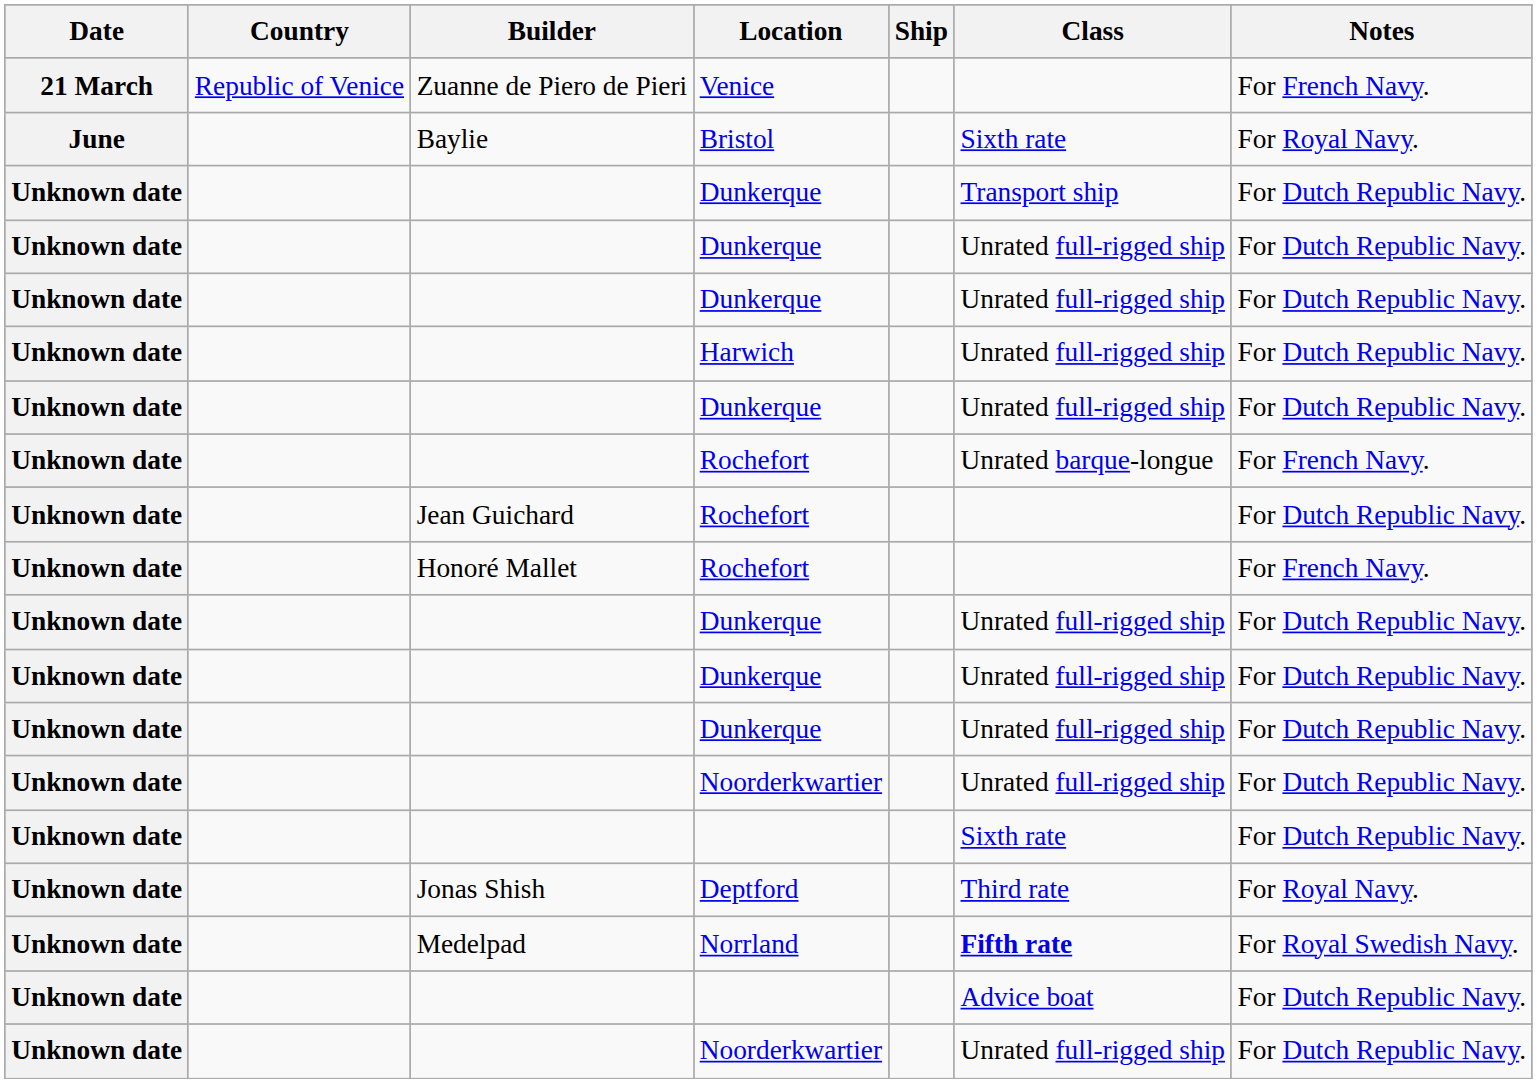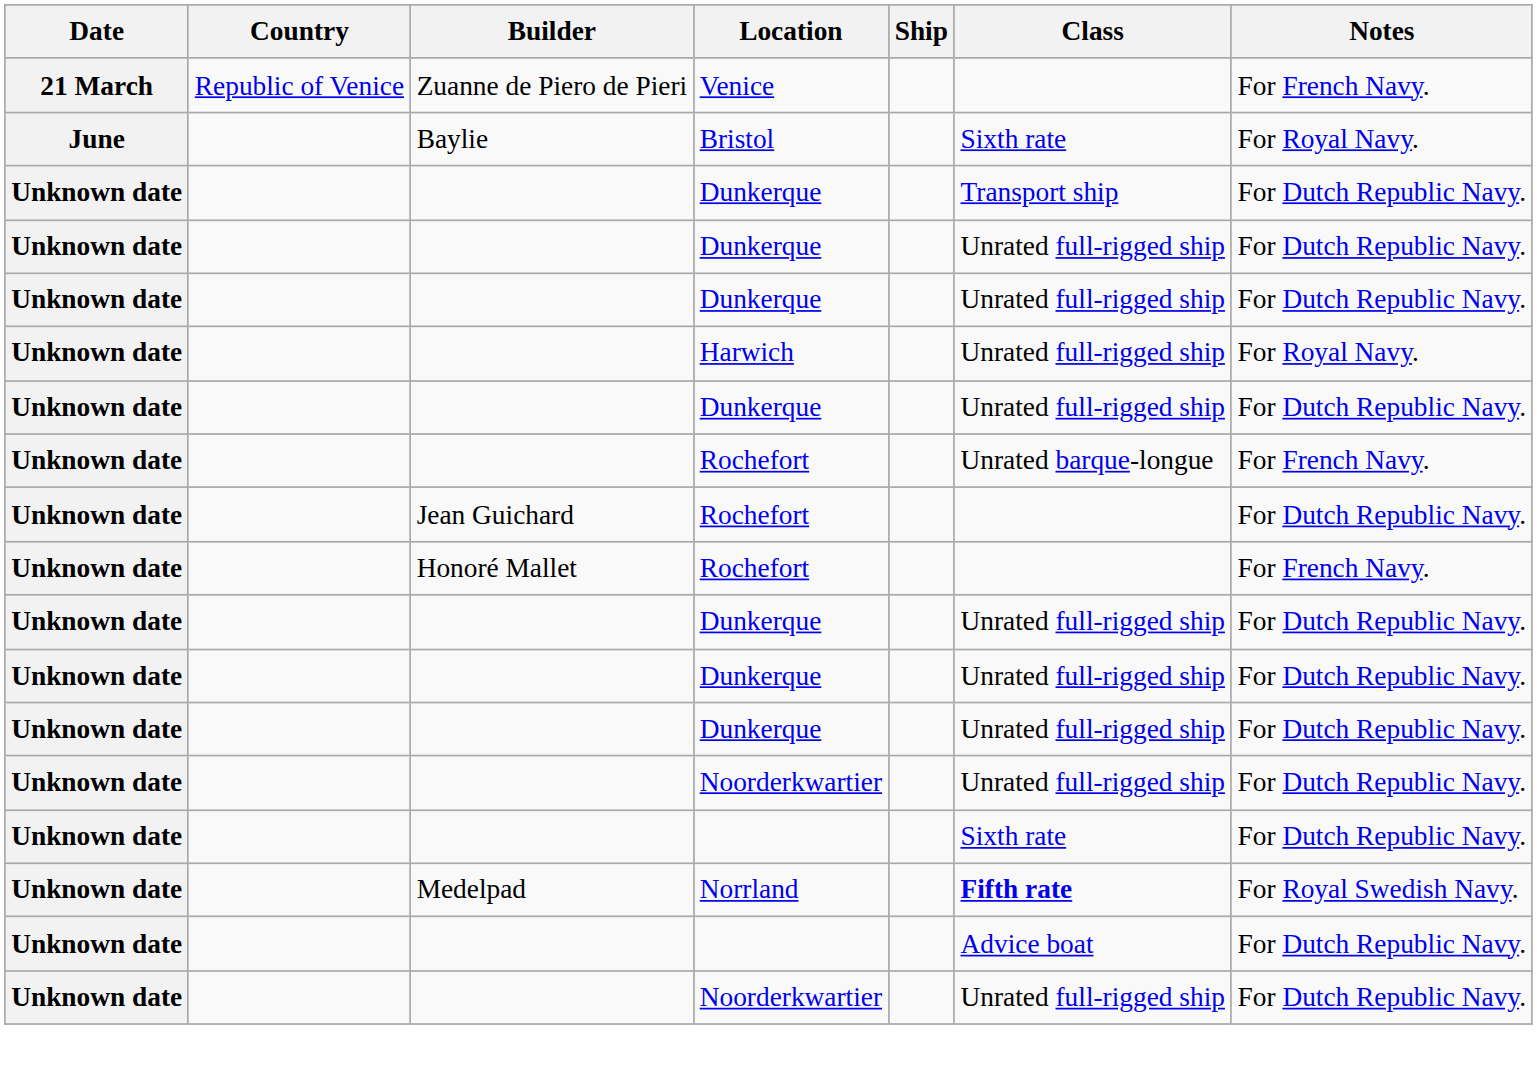(1382, 353) For Dutch Republic Navy. -> (1328, 353) For Royal Navy.
- row: (481, 889)
